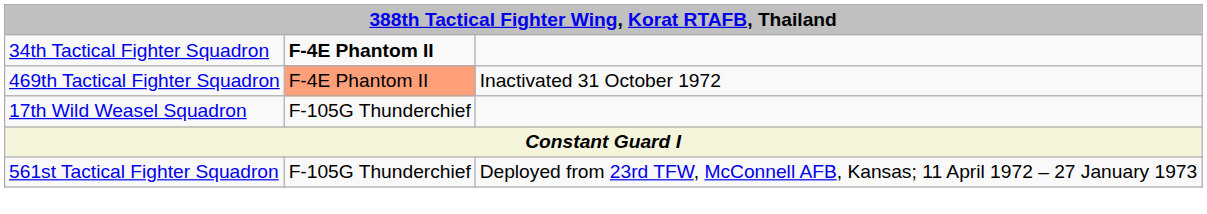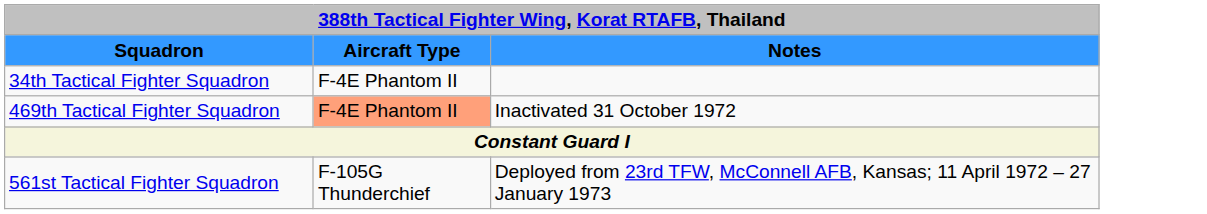+ row: (159, 50)
(361, 50) bold -> (388, 80) normal
- row: (128, 111)
